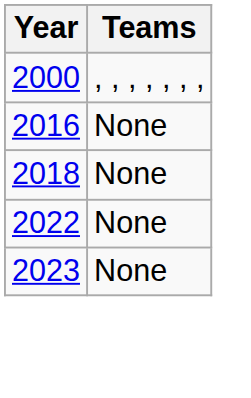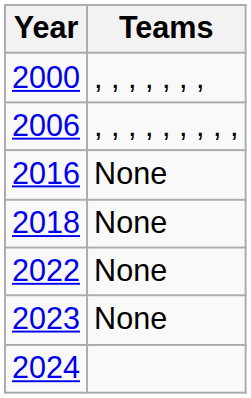+ row: (46, 125)
+ row: (46, 367)
